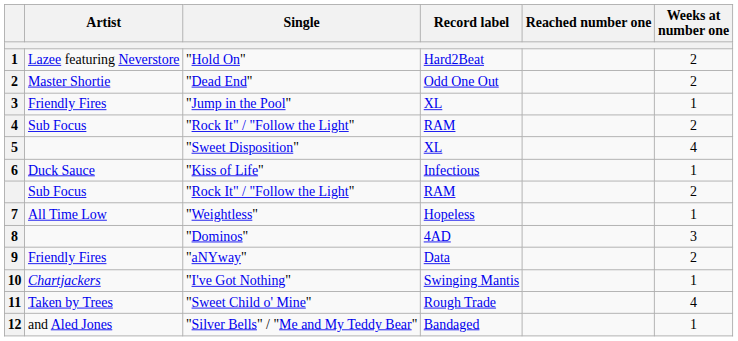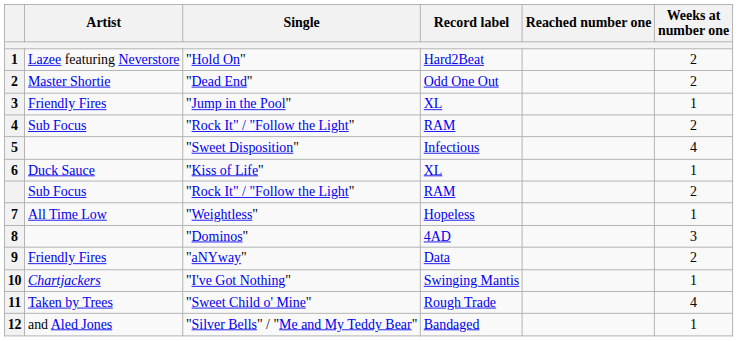(433, 147) XL -> (452, 147) Infectious
(452, 170) Infectious -> (433, 170) XL
